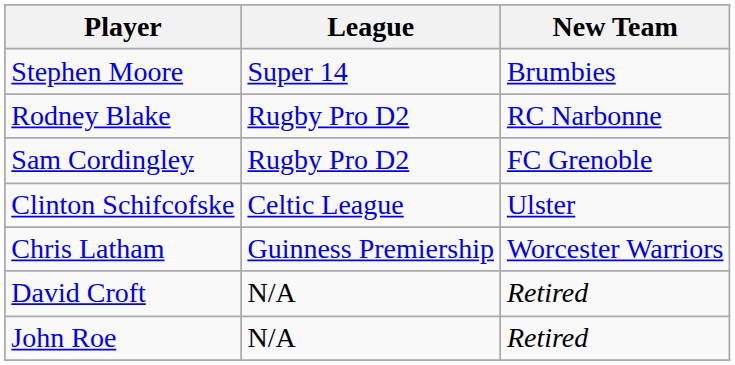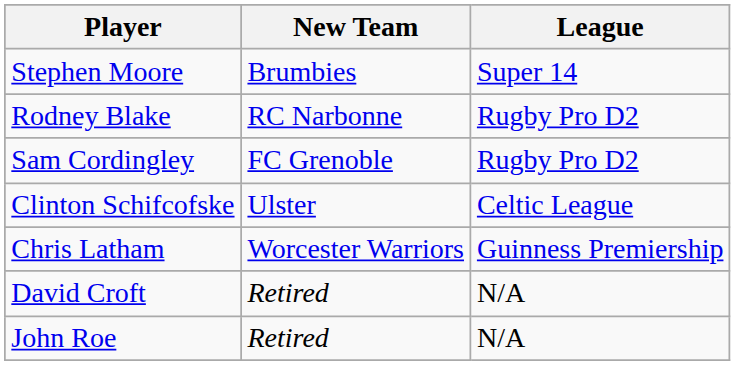columns swapped: (615, 26) <-> (371, 26)
